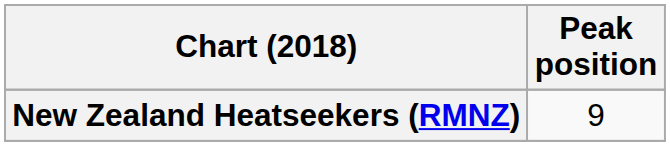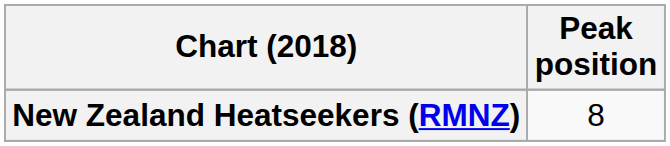(596, 114) 9 -> (596, 114) 8
